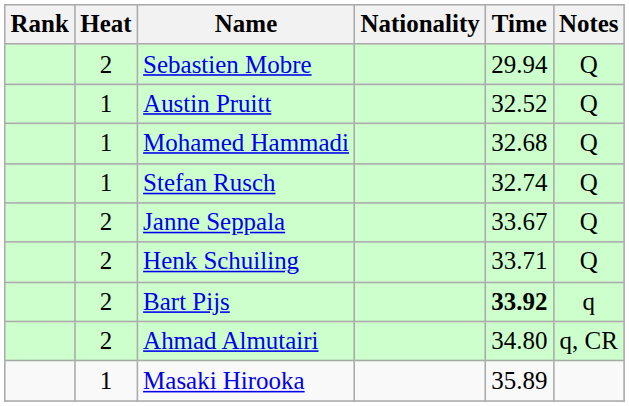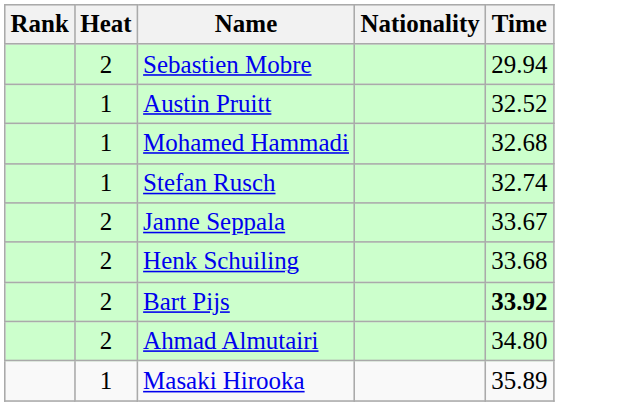- column: (589, 24)
(519, 261) 33.71 -> (519, 261) 33.68
